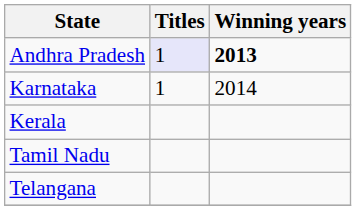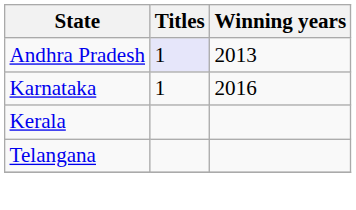(236, 54) bold -> (236, 54) normal
(236, 88) 2014 -> (236, 88) 2016
- row: (60, 155)
